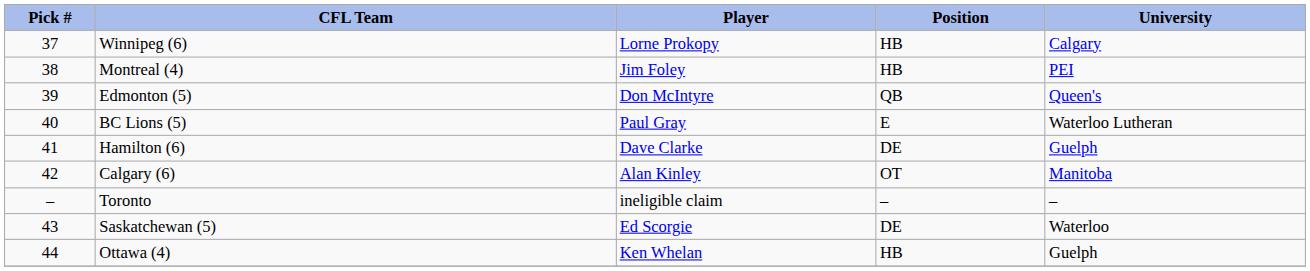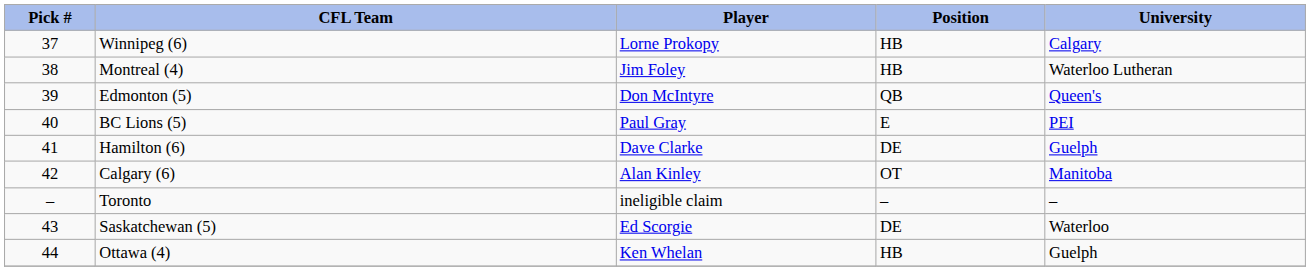(1061, 69) PEI -> (1111, 69) Waterloo Lutheran
(1111, 122) Waterloo Lutheran -> (1061, 122) PEI
